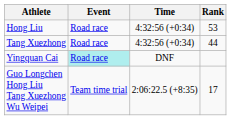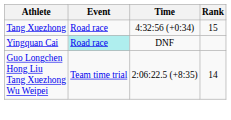- row: (25, 28)
(213, 43) 44 -> (213, 28) 15
(213, 90) 17 -> (213, 75) 14
